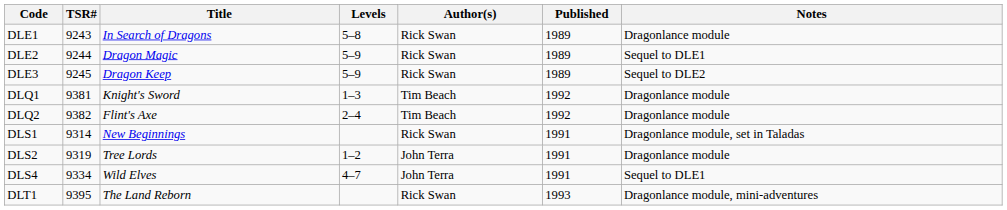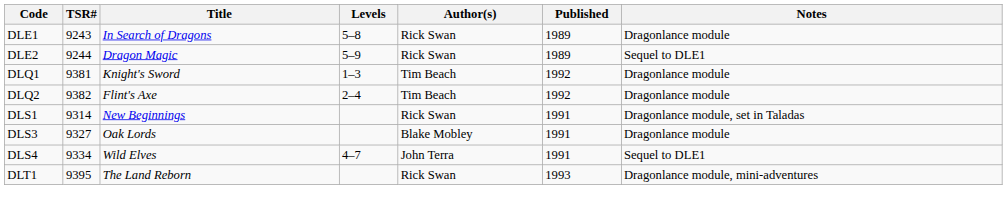- row: (23, 74)
- row: (22, 154)
+ row: (22, 134)
